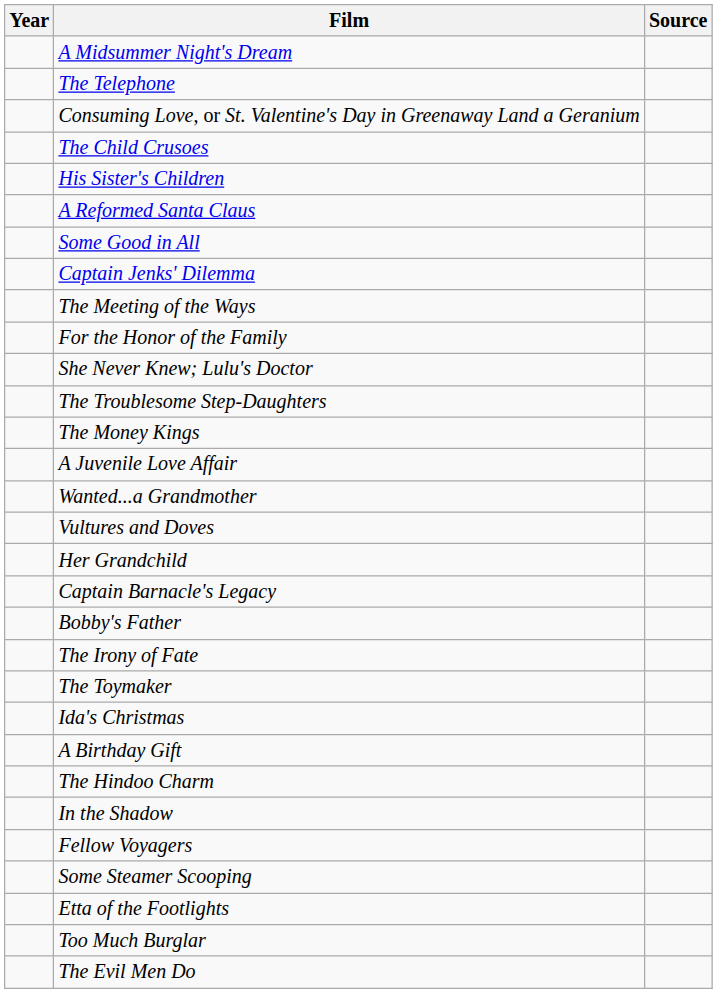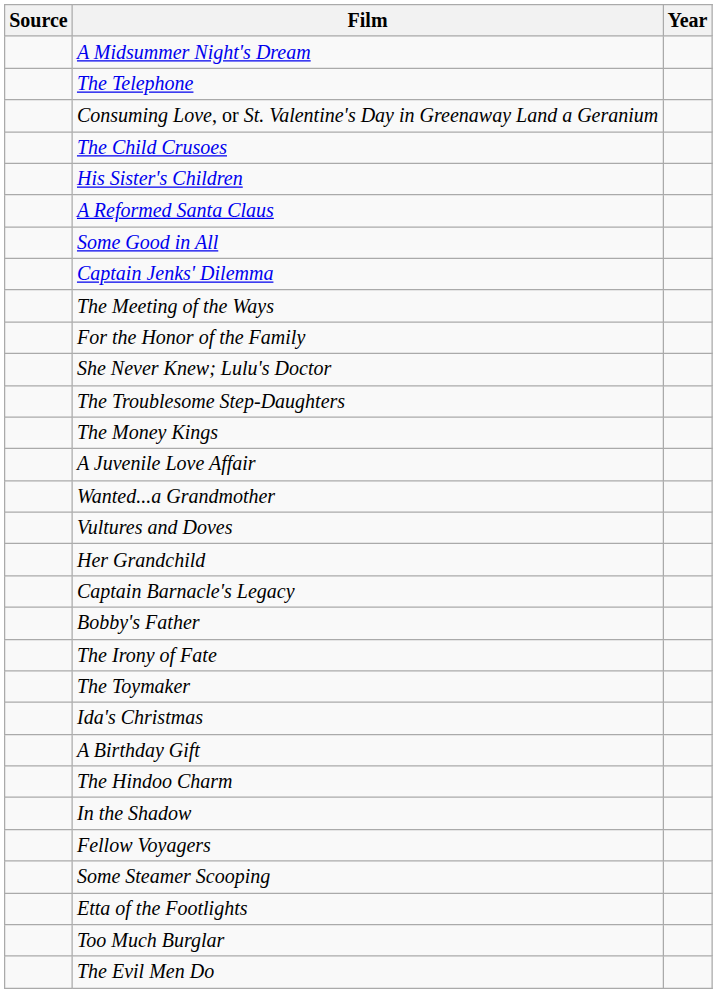columns swapped: (29, 20) <-> (678, 20)
